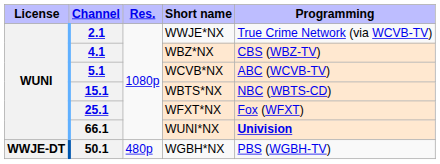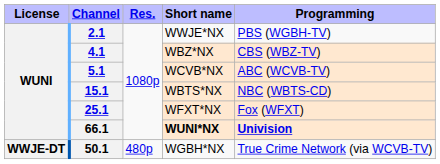(335, 33) True Crime Network (via WCVB-TV) -> (284, 33) PBS (WGBH-TV)
(192, 129) normal -> (192, 129) bold
(284, 149) PBS (WGBH-TV) -> (335, 149) True Crime Network (via WCVB-TV)
